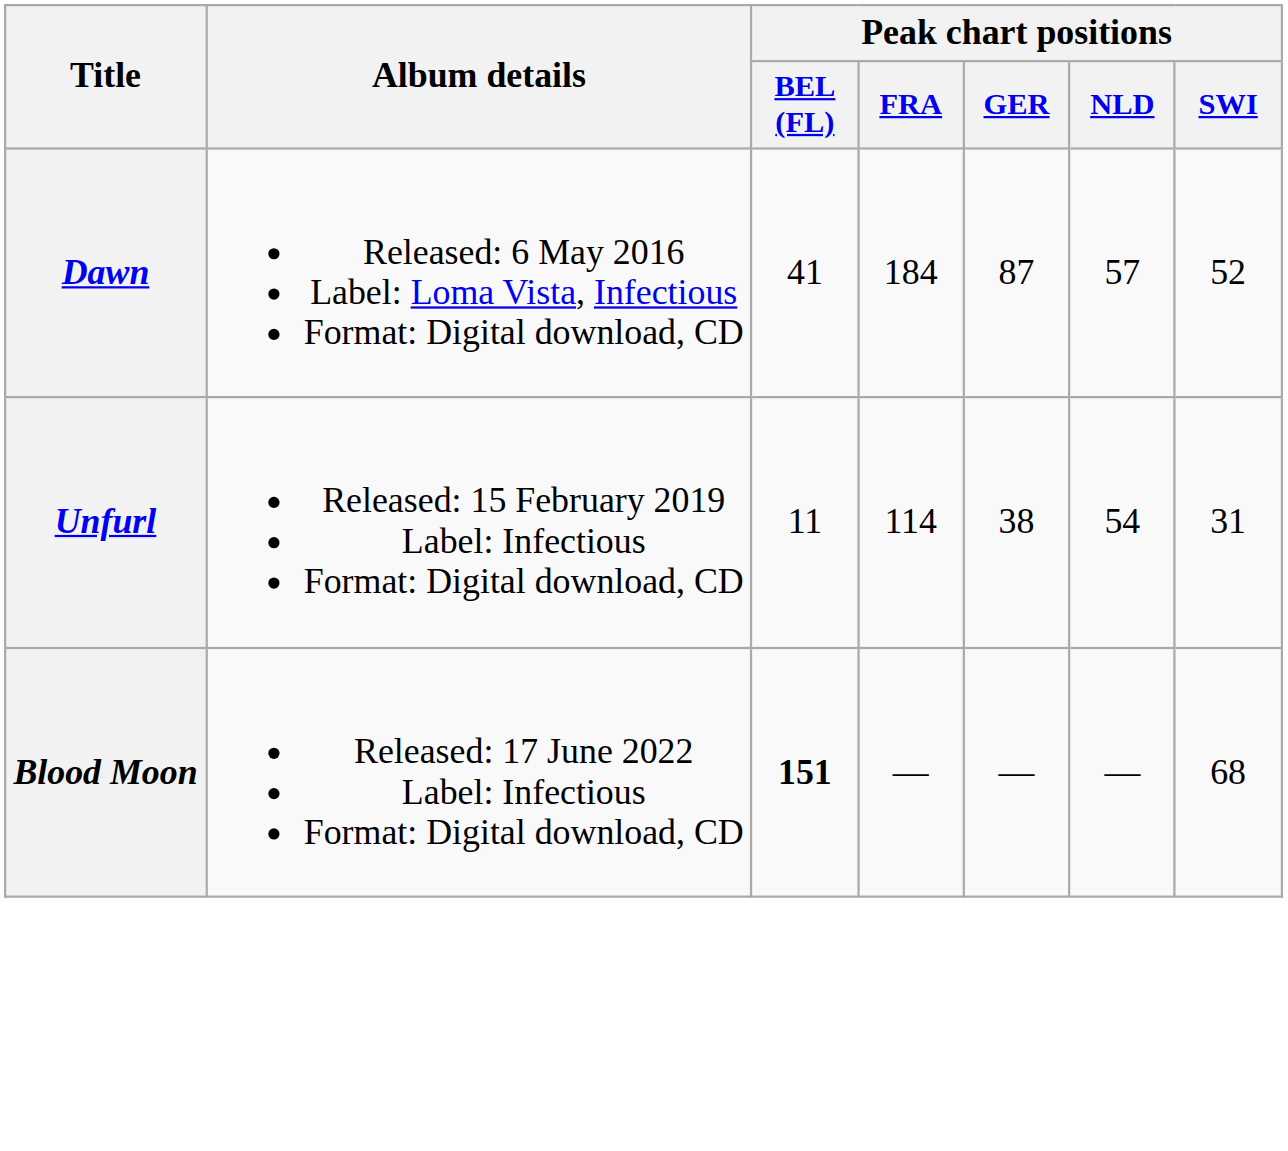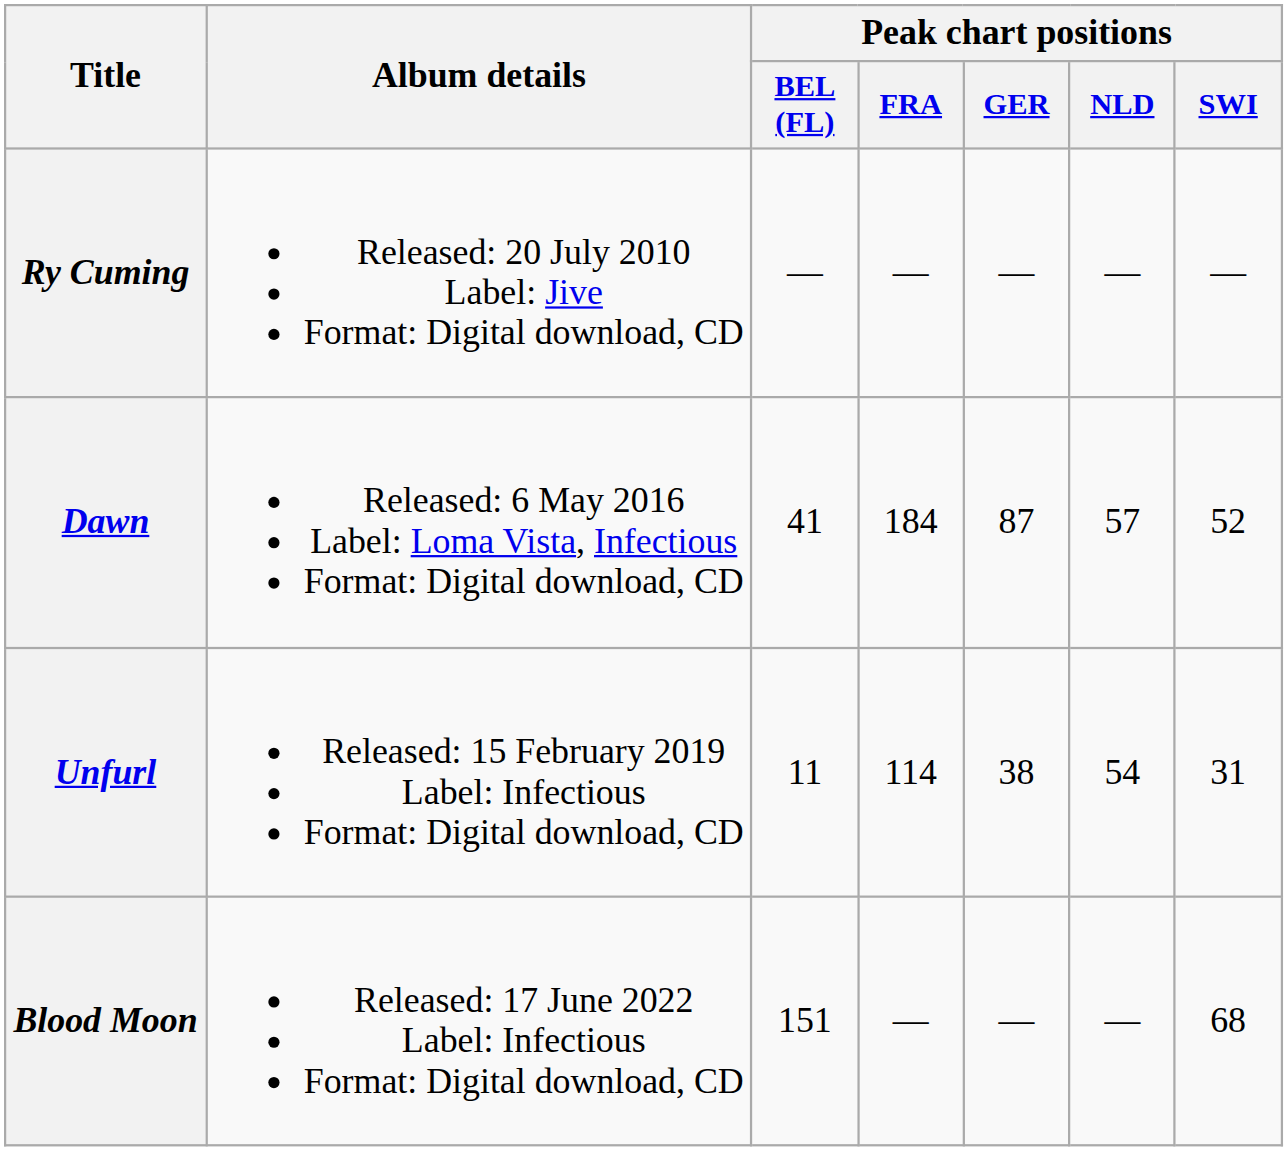+ row: (105, 272)
(805, 771) bold -> (805, 1020) normal
